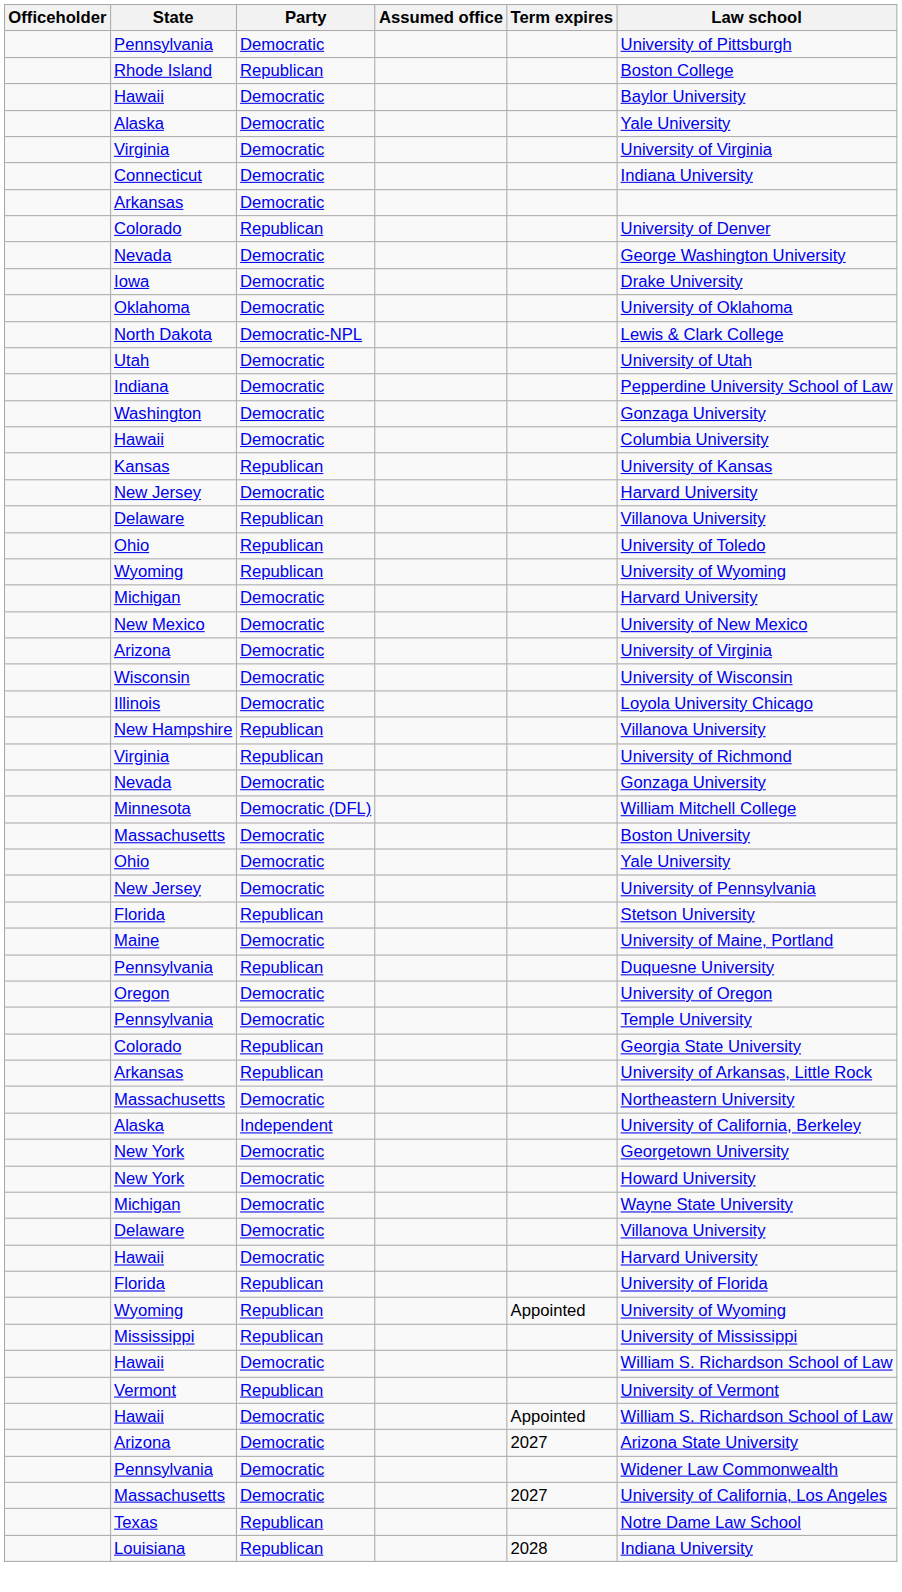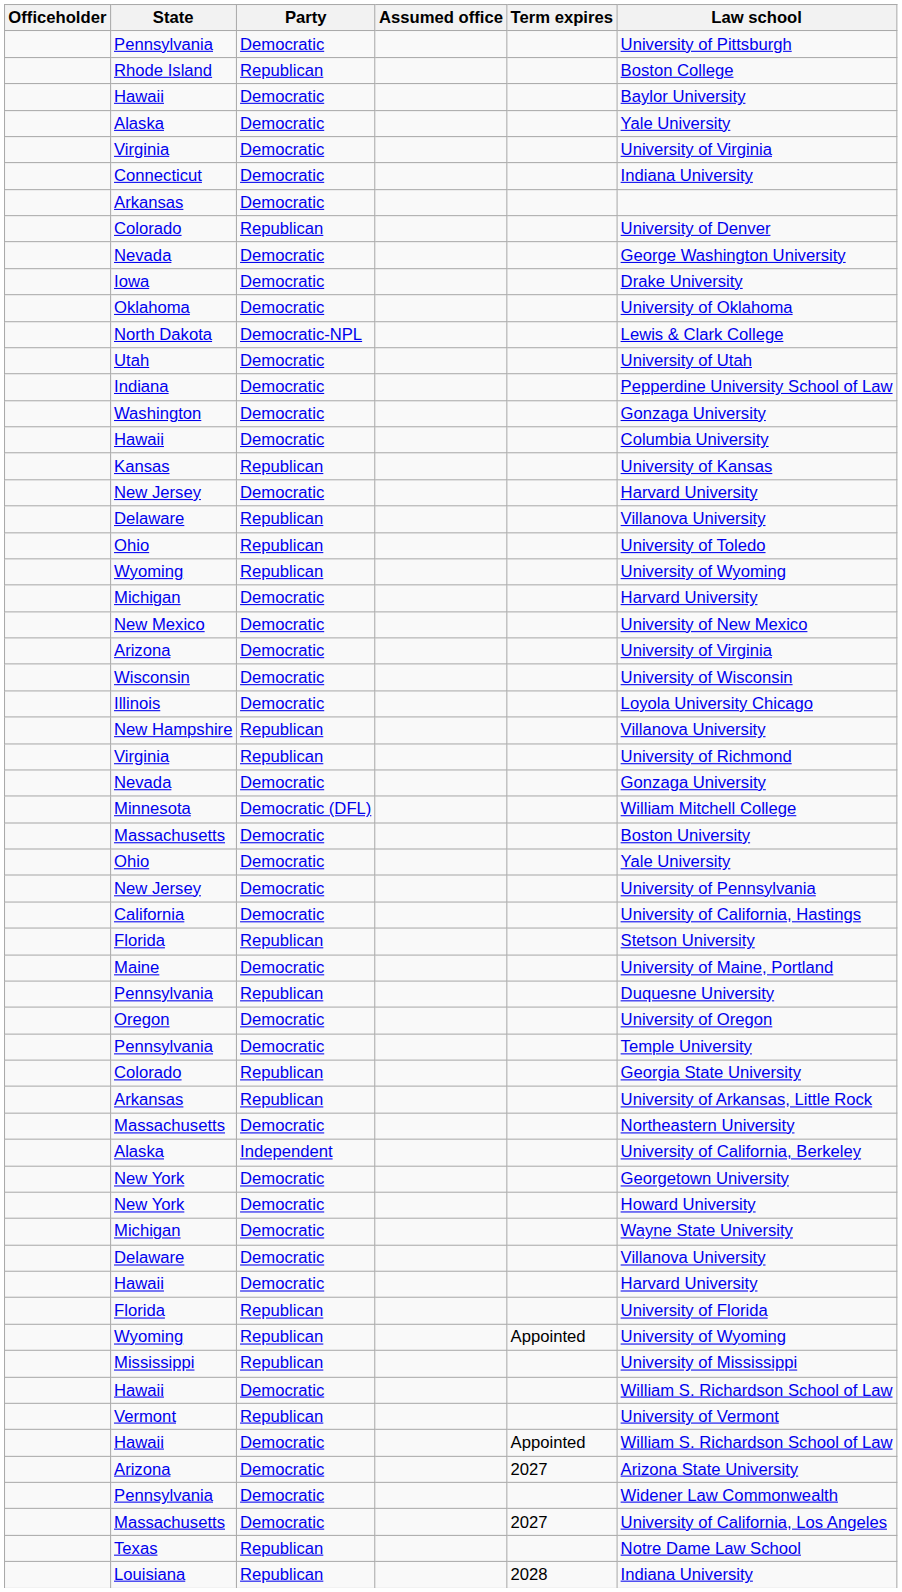+ row: (149, 914)
